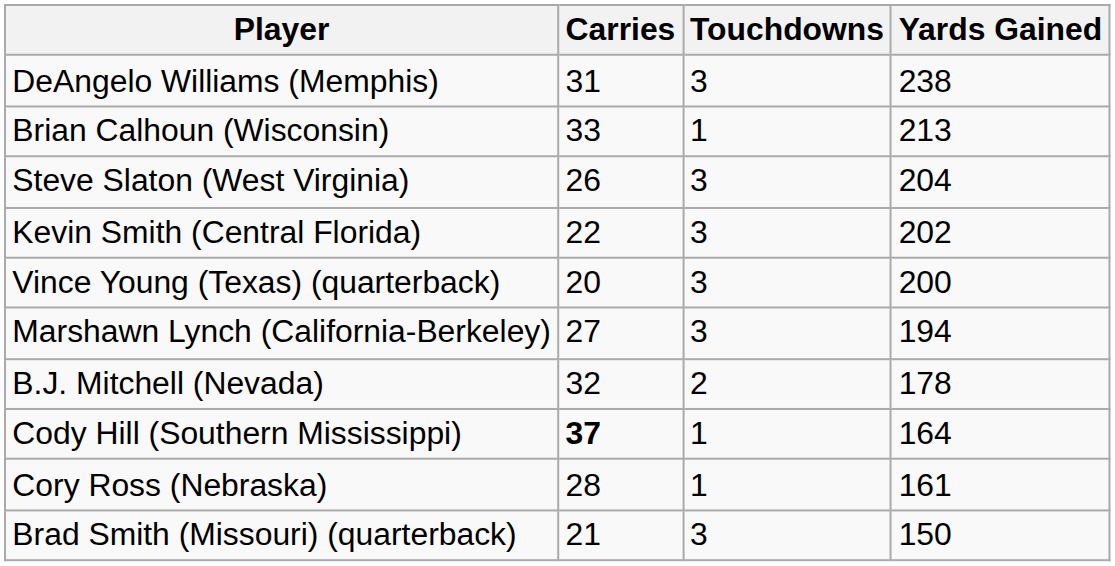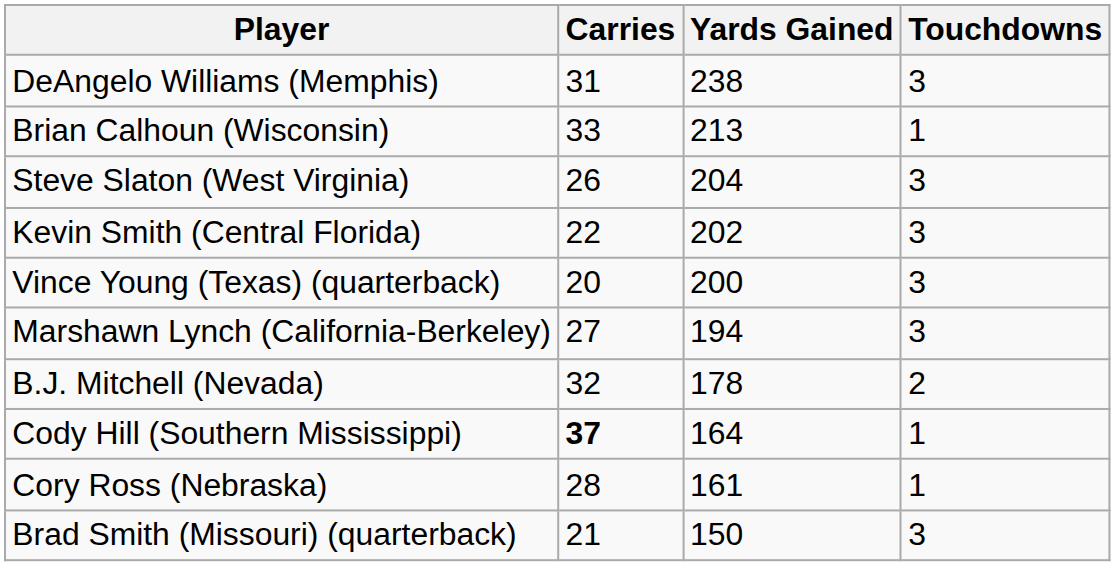columns swapped: (1000, 29) <-> (787, 29)
